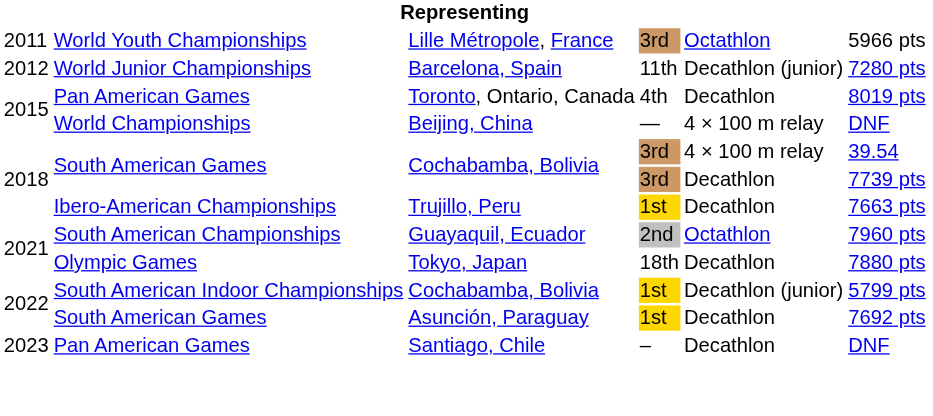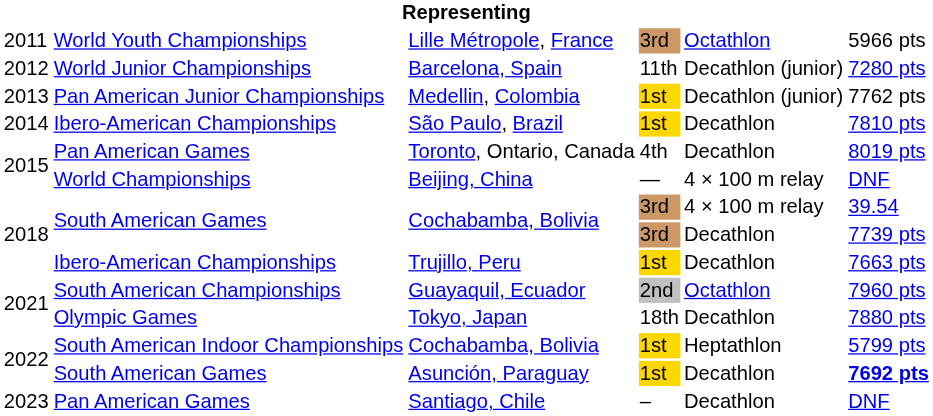+ row: (219, 96)
+ row: (195, 123)
(764, 290) Decathlon (junior) -> (733, 345) Heptathlon
(887, 317) normal -> (889, 373) bold
